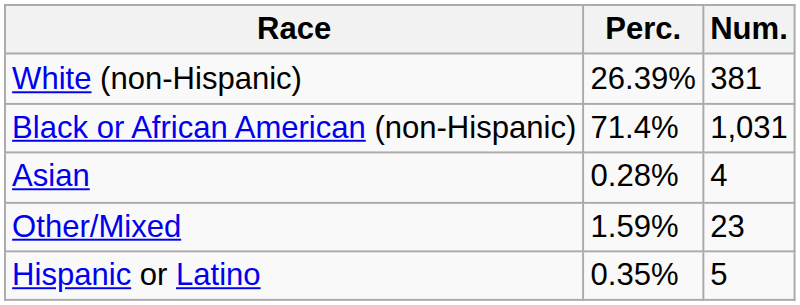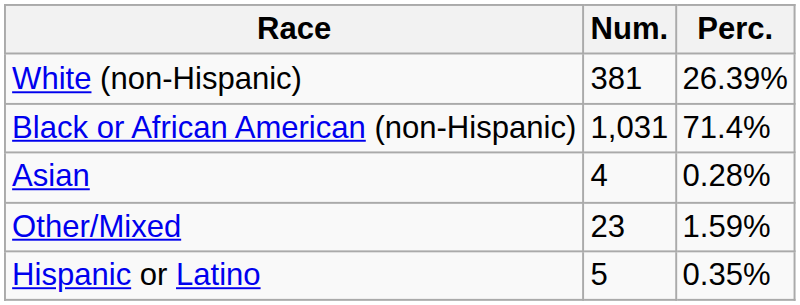columns swapped: (749, 29) <-> (643, 29)
